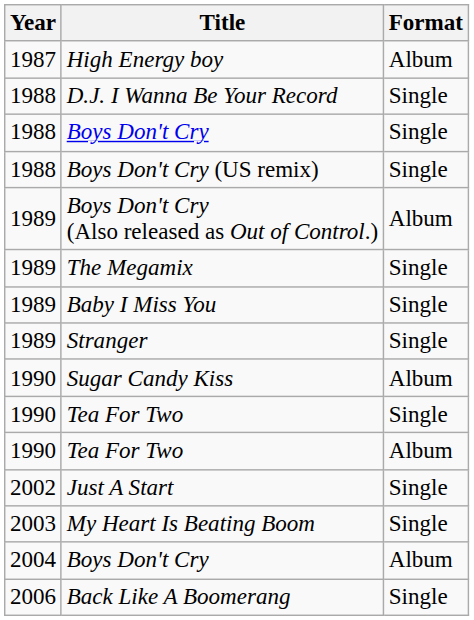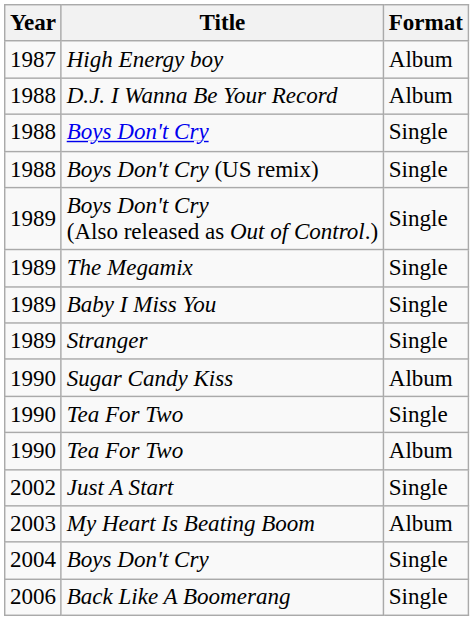(418, 95) Single -> (421, 95) Album
(421, 218) Album -> (418, 218) Single
(418, 523) Single -> (421, 523) Album
(421, 560) Album -> (418, 560) Single
